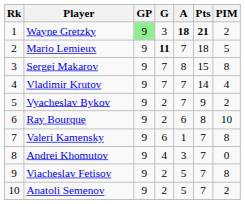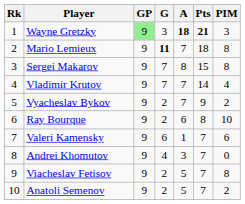(227, 31) 2 -> (227, 31) 3
(227, 48) 5 -> (227, 48) 8
(227, 137) 8 -> (227, 137) 6
